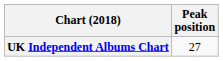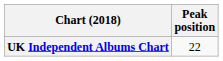(195, 46) 27 -> (195, 46) 22
